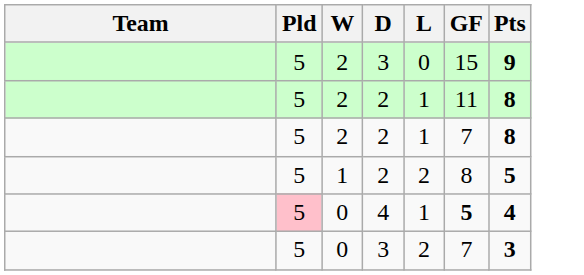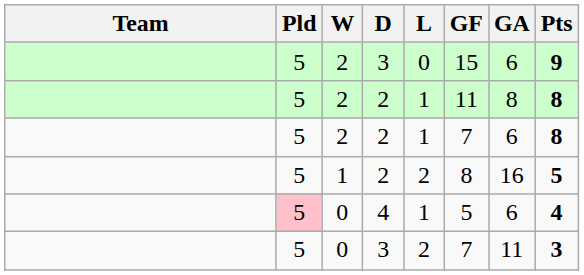+ column: (512, 23)
(466, 212) bold -> (466, 212) normal
